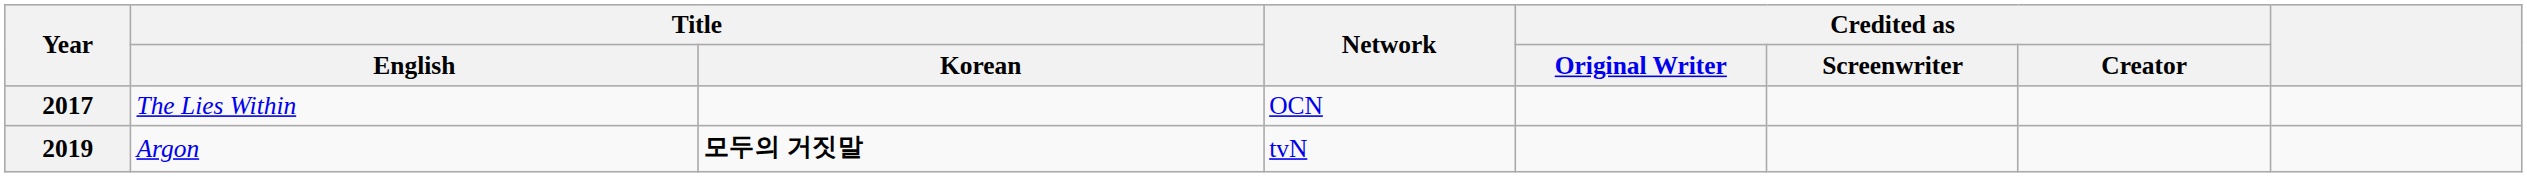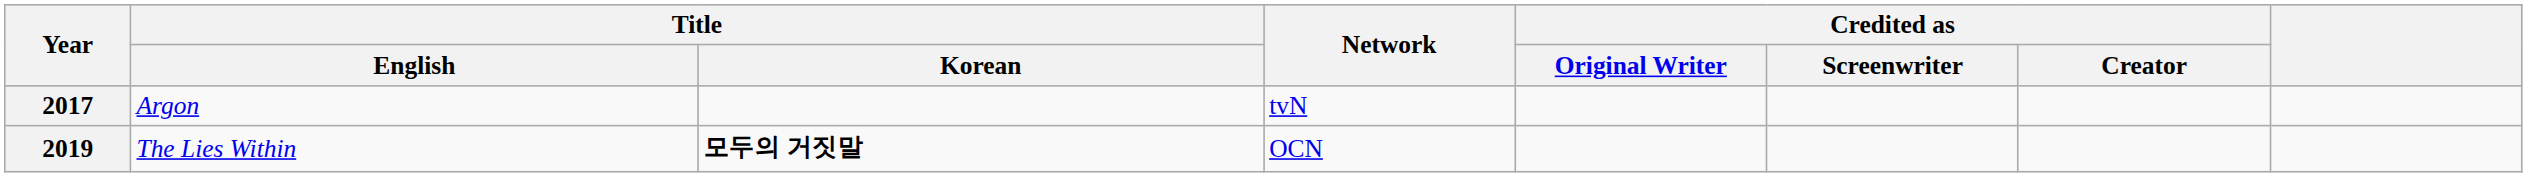(216, 105) The Lies Within -> (168, 105) Argon
(1296, 105) OCN -> (1288, 105) tvN
(168, 148) Argon -> (216, 148) The Lies Within
(1288, 148) tvN -> (1296, 148) OCN
